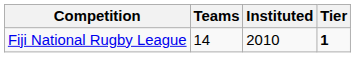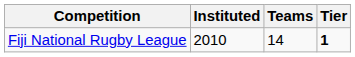columns swapped: (216, 16) <-> (280, 16)
